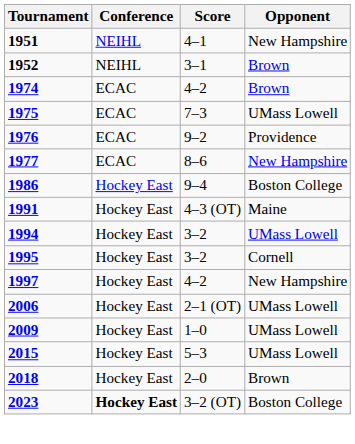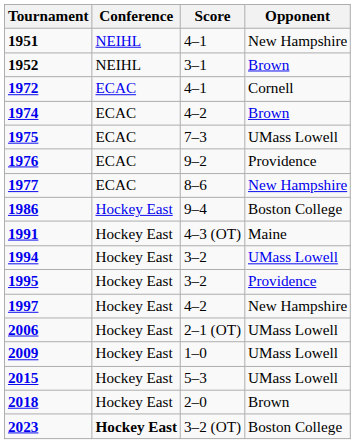+ row: (23, 88)
(271, 257) Cornell -> (282, 281) Providence
